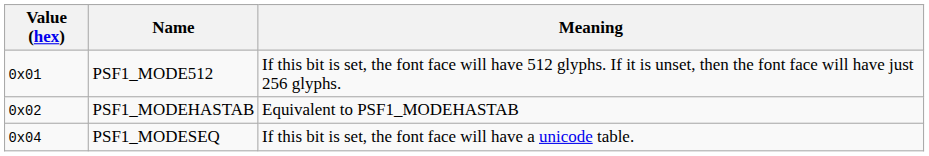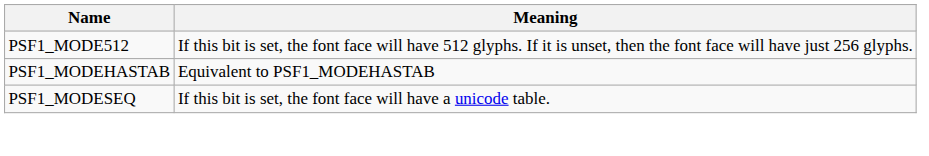- column: (47, 27)
